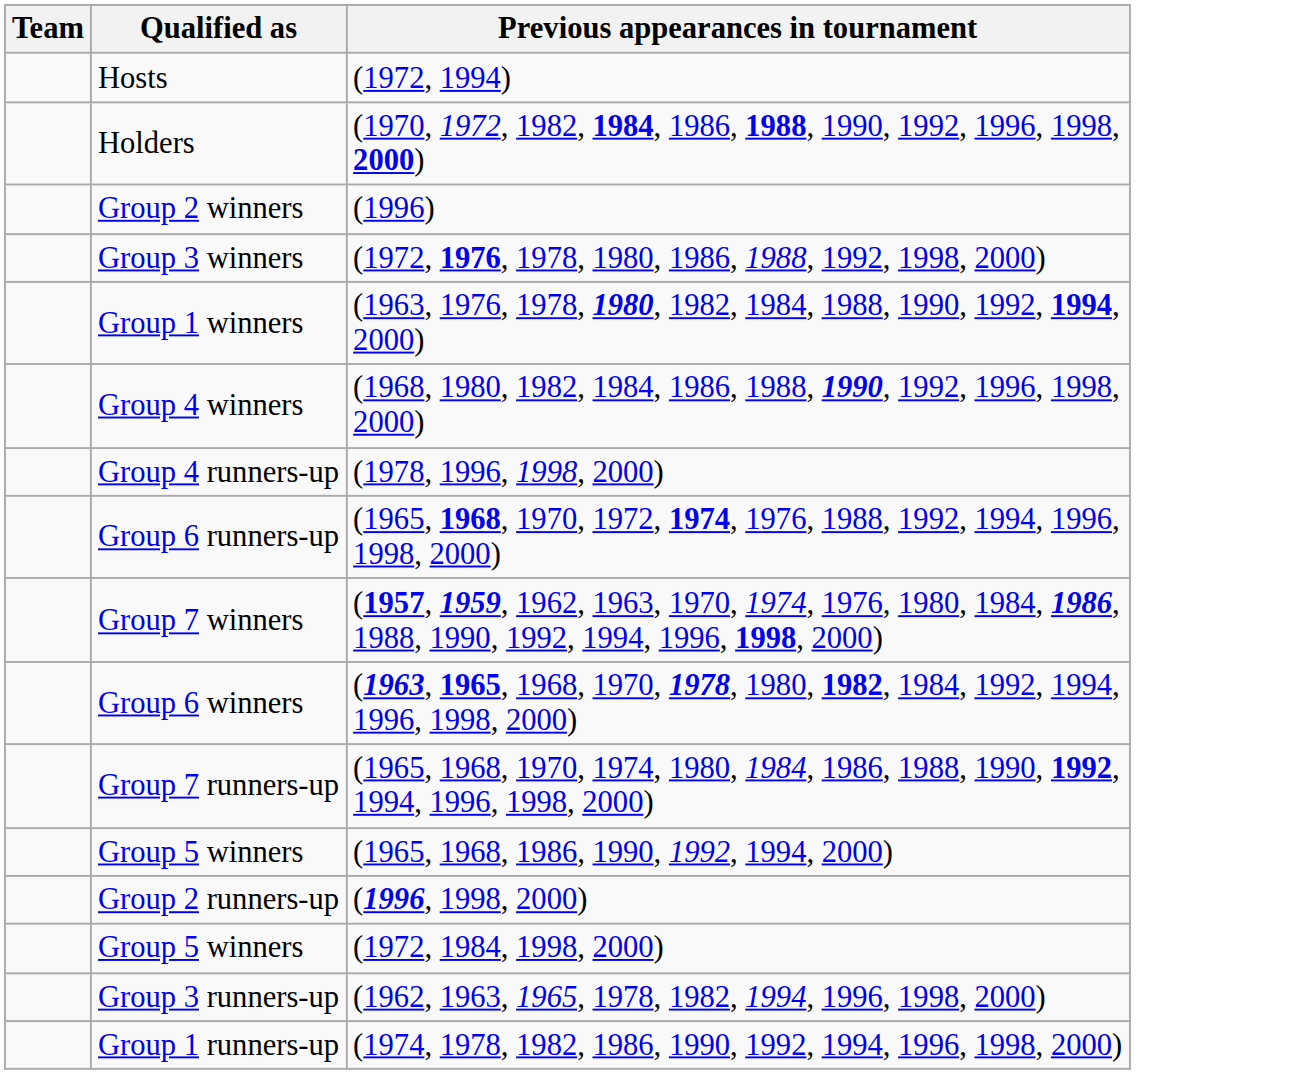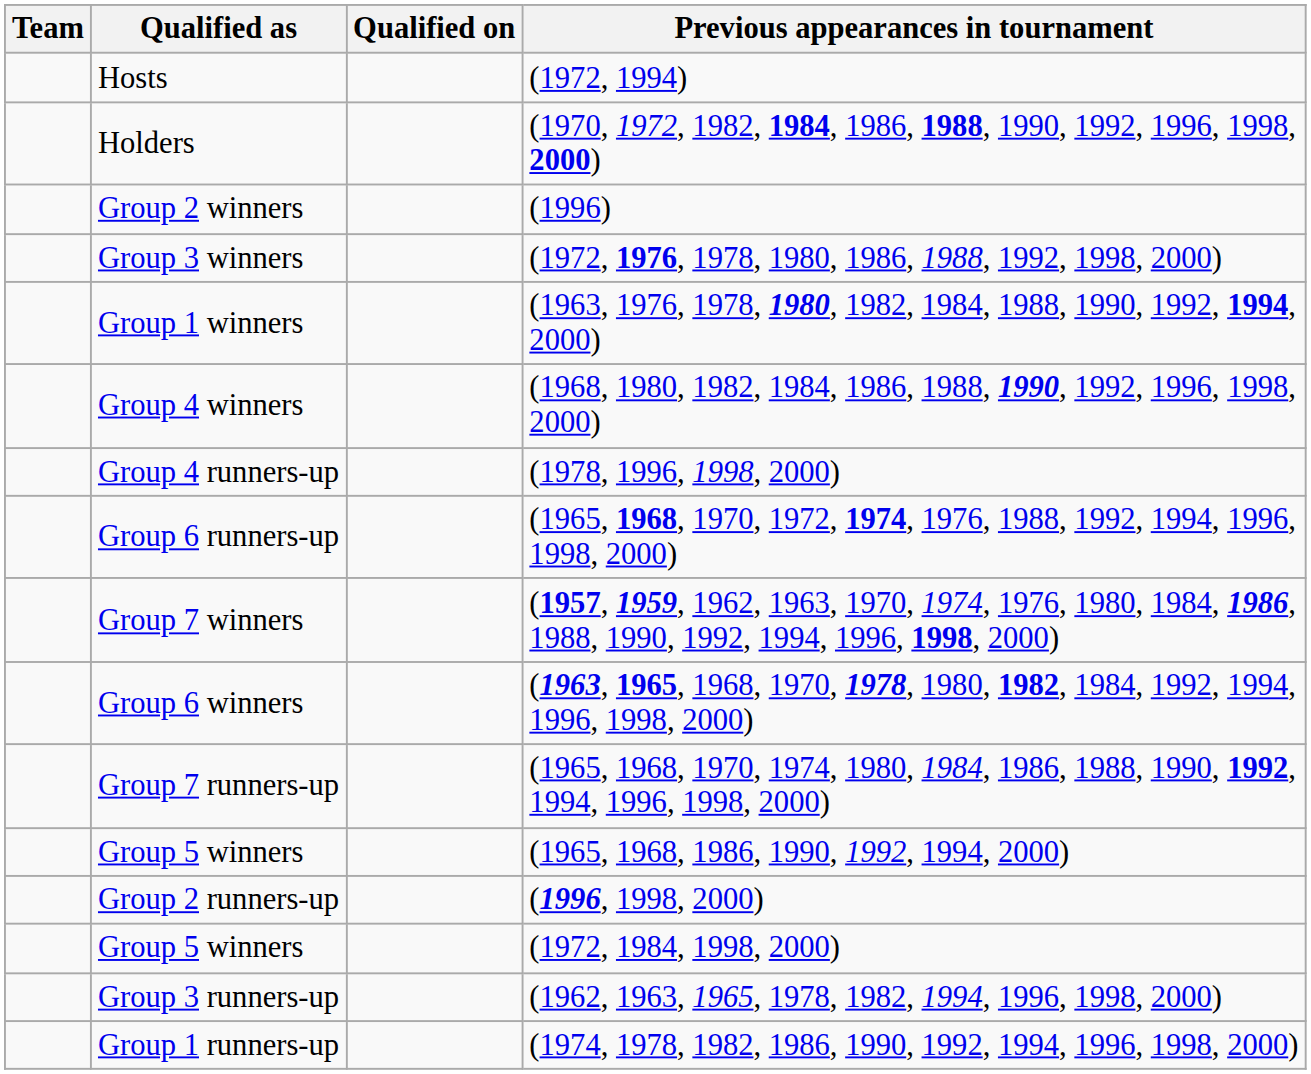+ column: (434, 28)
